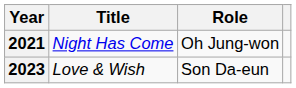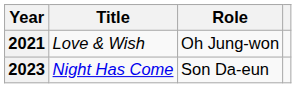(113, 43) Night Has Come -> (99, 43) Love & Wish
(99, 69) Love & Wish -> (113, 69) Night Has Come
